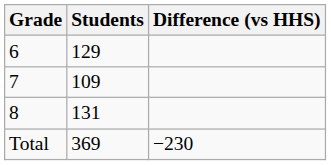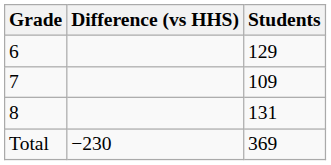columns swapped: (108, 19) <-> (237, 19)
